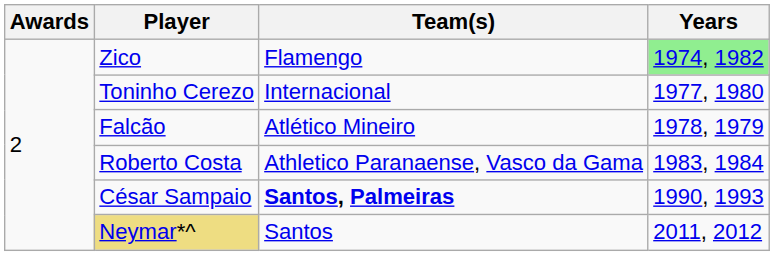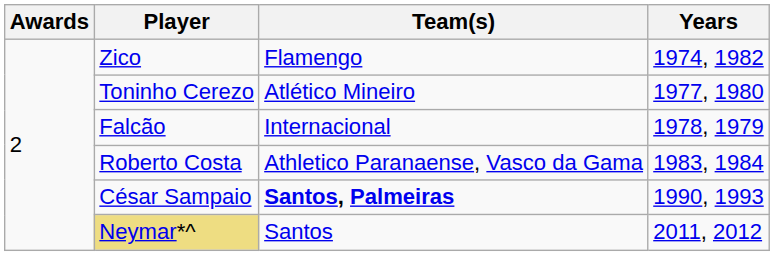(708, 57) lightgreen background -> (708, 57) no background
(327, 92) Internacional -> (340, 92) Atlético Mineiro
(340, 127) Atlético Mineiro -> (327, 127) Internacional
